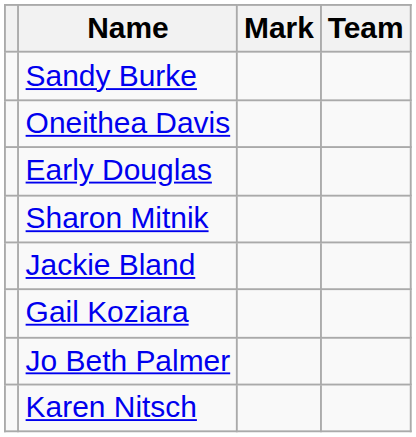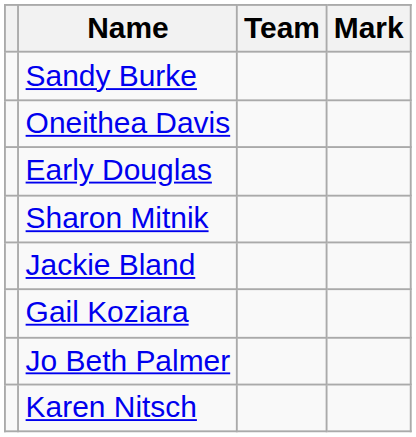columns swapped: (366, 28) <-> (279, 28)
